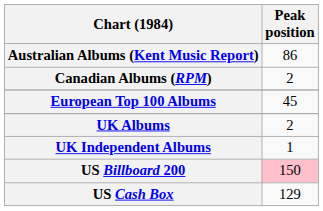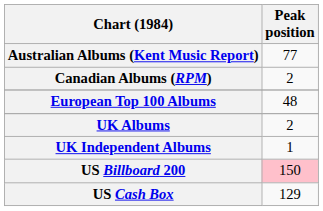(290, 55) 86 -> (290, 55) 77
(290, 101) 45 -> (290, 101) 48
